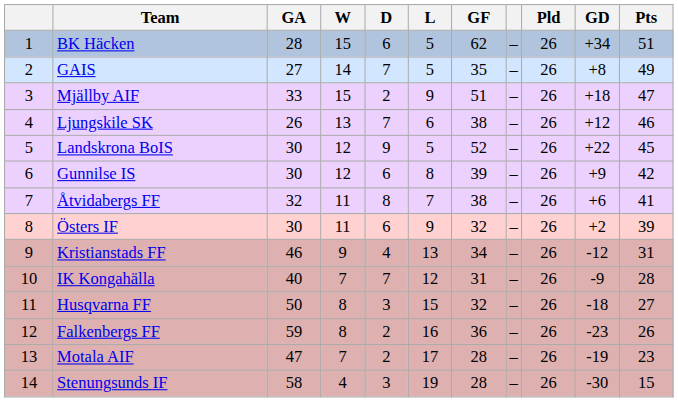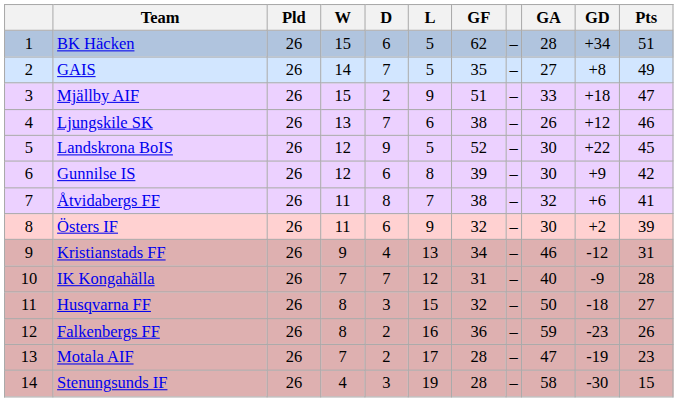columns swapped: (549, 17) <-> (294, 17)
